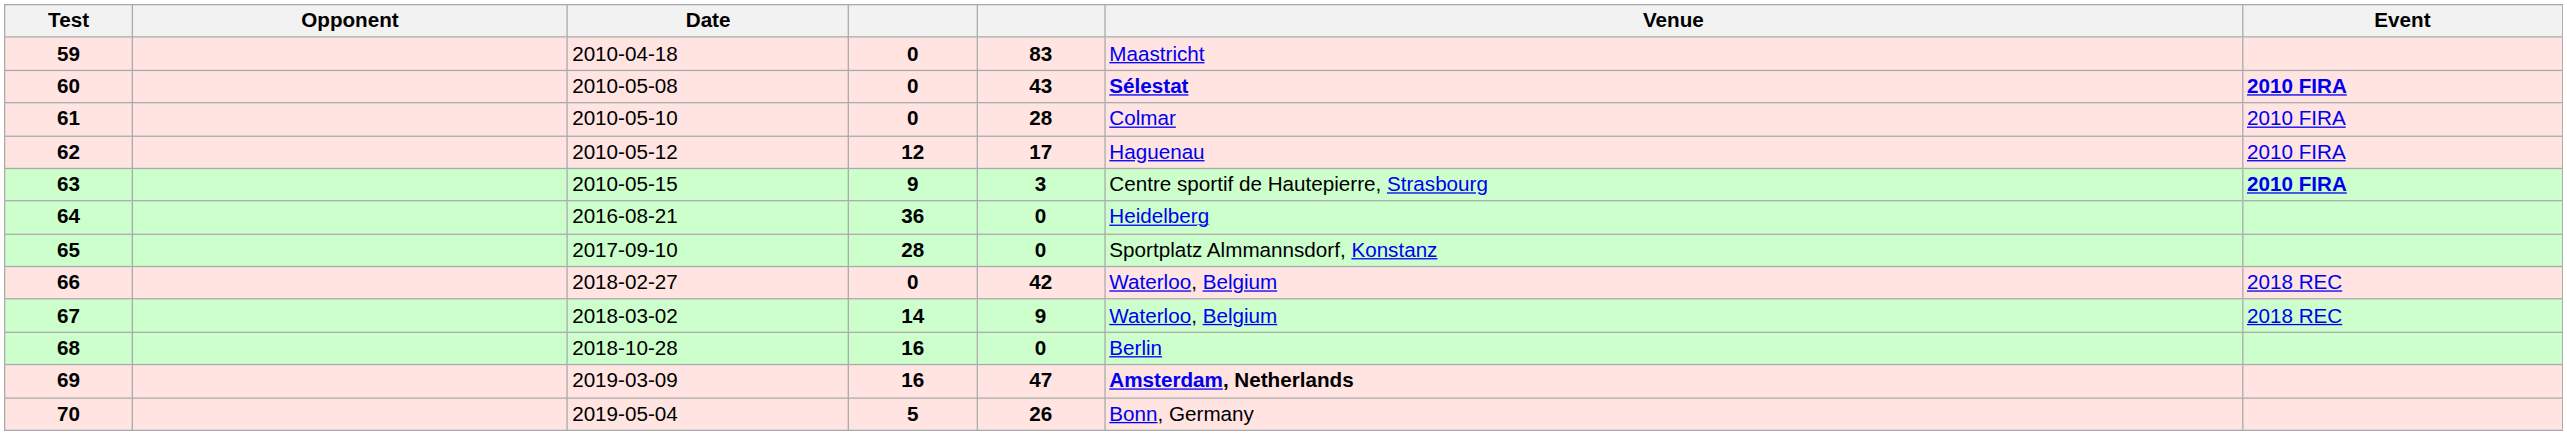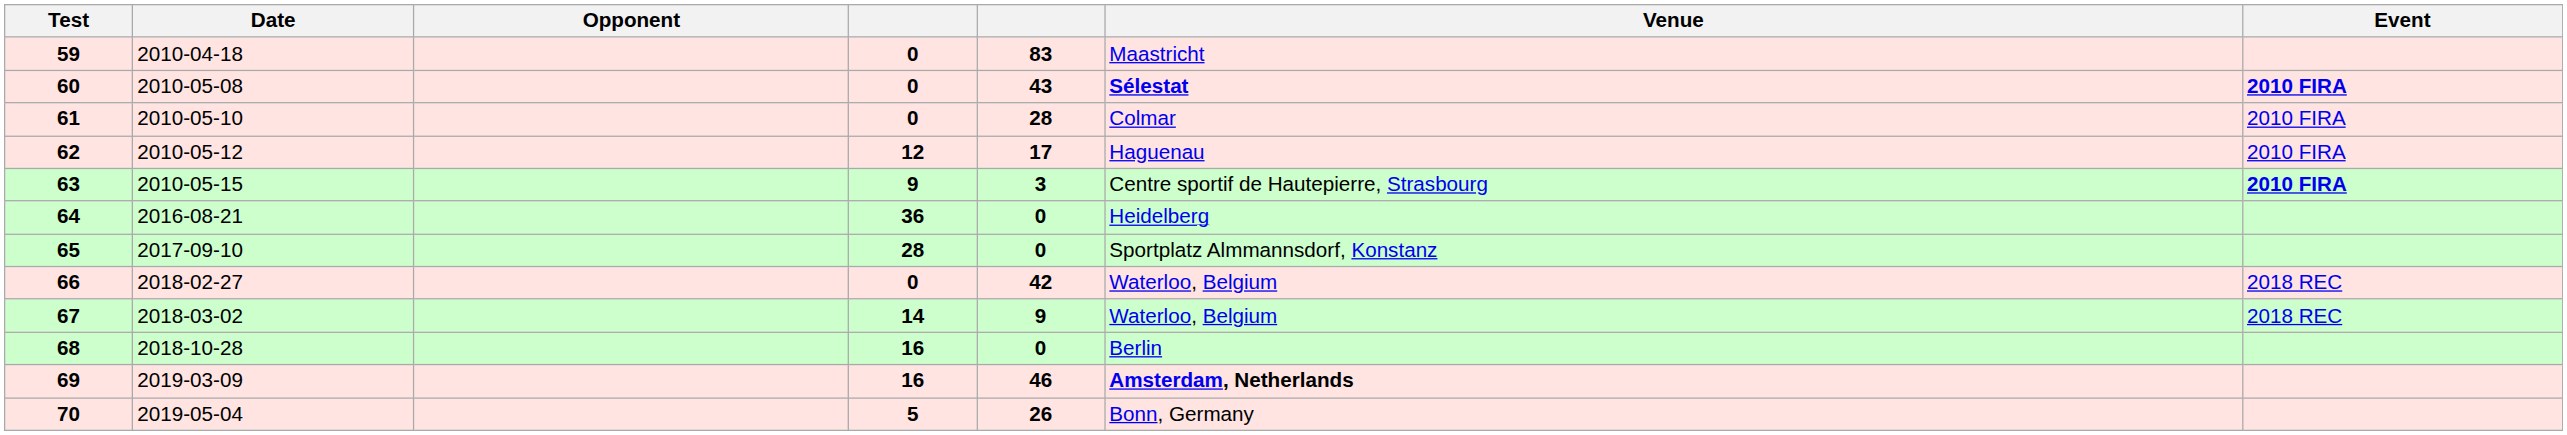columns swapped: (708, 20) <-> (350, 20)
(1041, 380) 47 -> (1041, 380) 46
